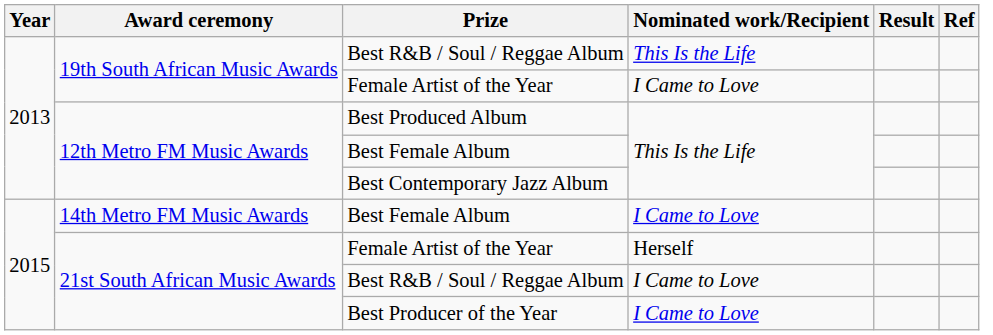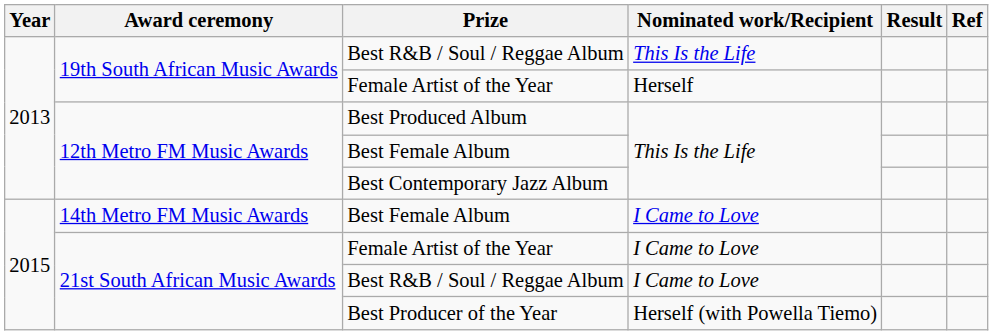(696, 85) I Came to Love -> (663, 85) Herself
(663, 248) Herself -> (696, 248) I Came to Love
(696, 313) I Came to Love -> (755, 313) Herself (with Powella Tiemo)
